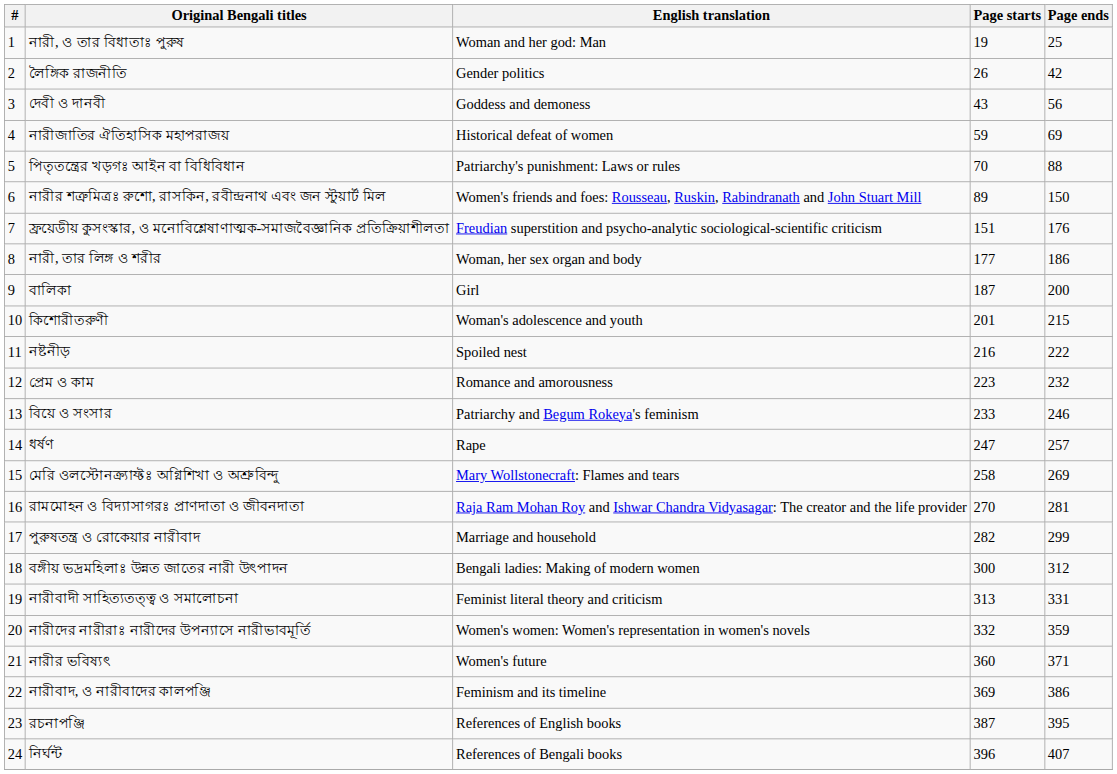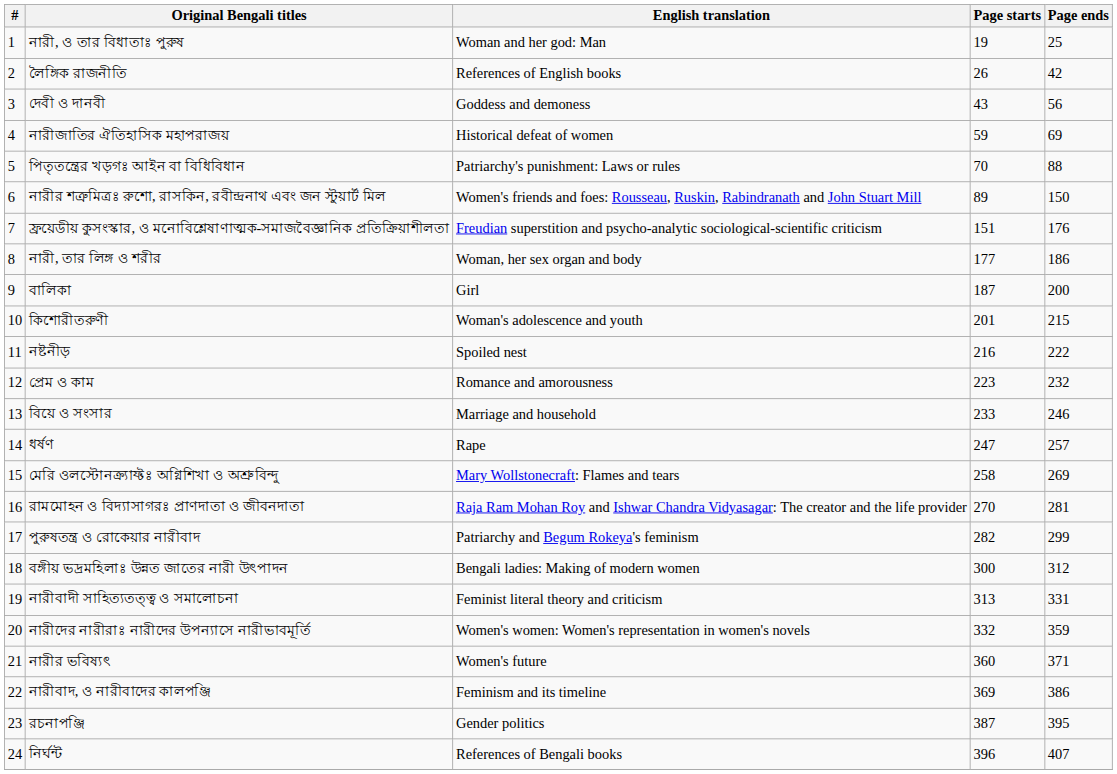(500, 73) Gender politics -> (539, 73) References of English books
(577, 414) Patriarchy and Begum Rokeya's feminism -> (526, 414) Marriage and household
(526, 537) Marriage and household -> (577, 537) Patriarchy and Begum Rokeya's feminism
(539, 723) References of English books -> (500, 723) Gender politics
